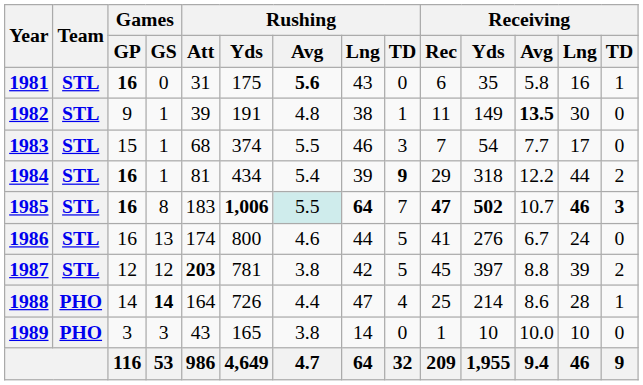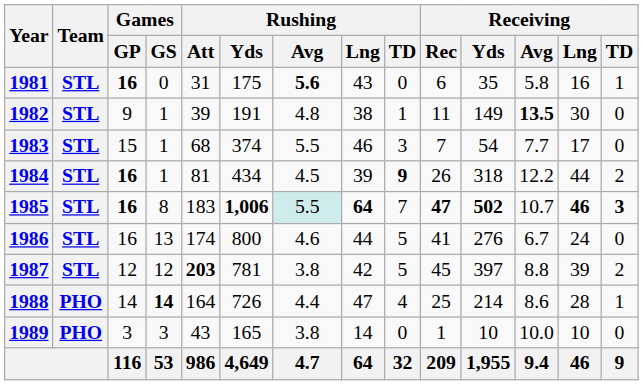(307, 176) 5.4 -> (307, 176) 4.5
(441, 176) 29 -> (441, 176) 26
